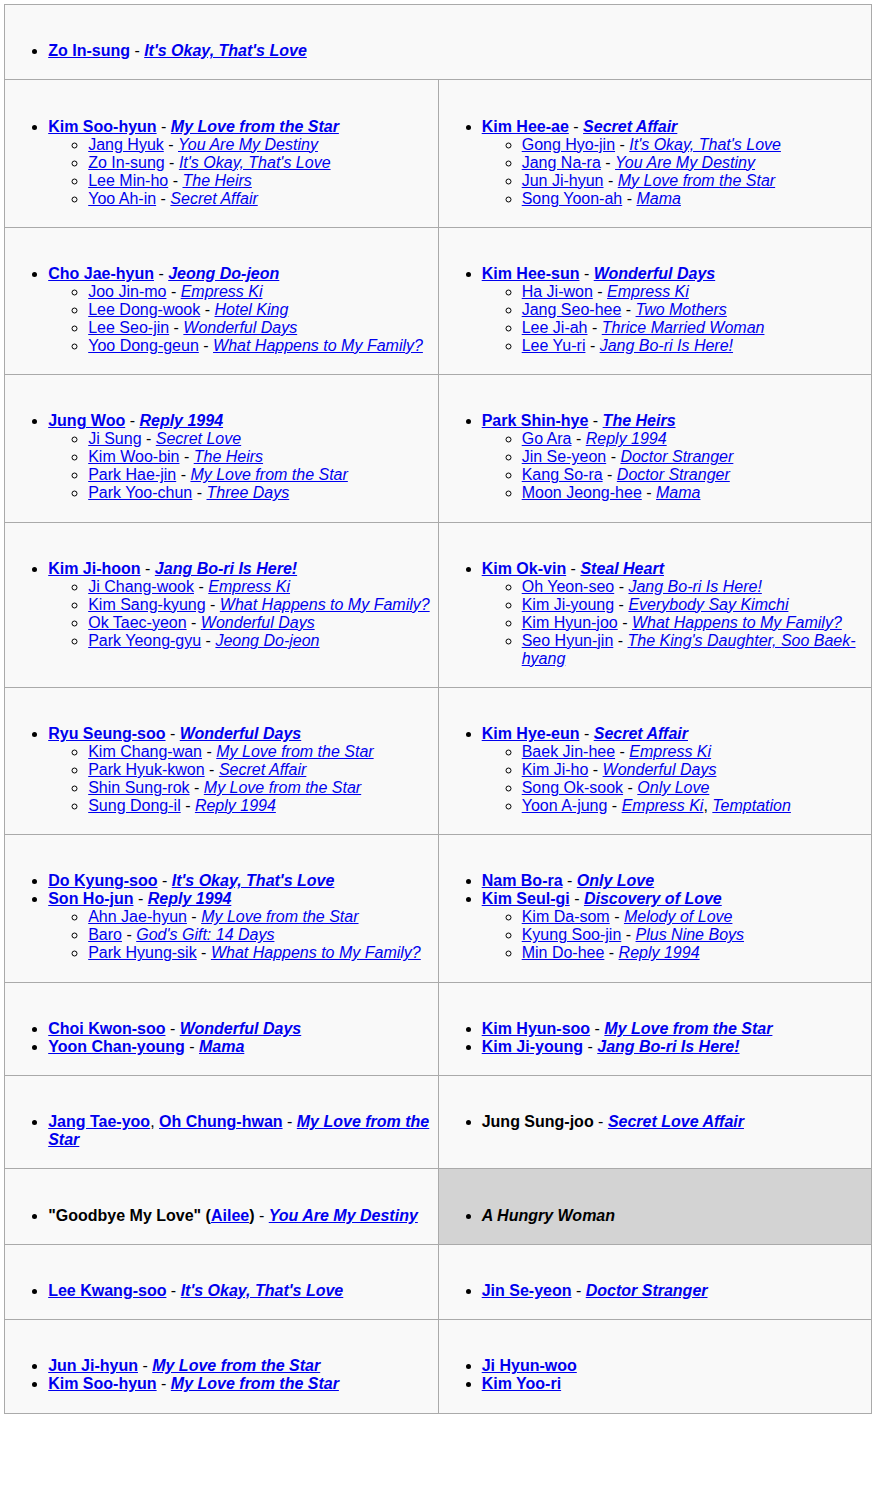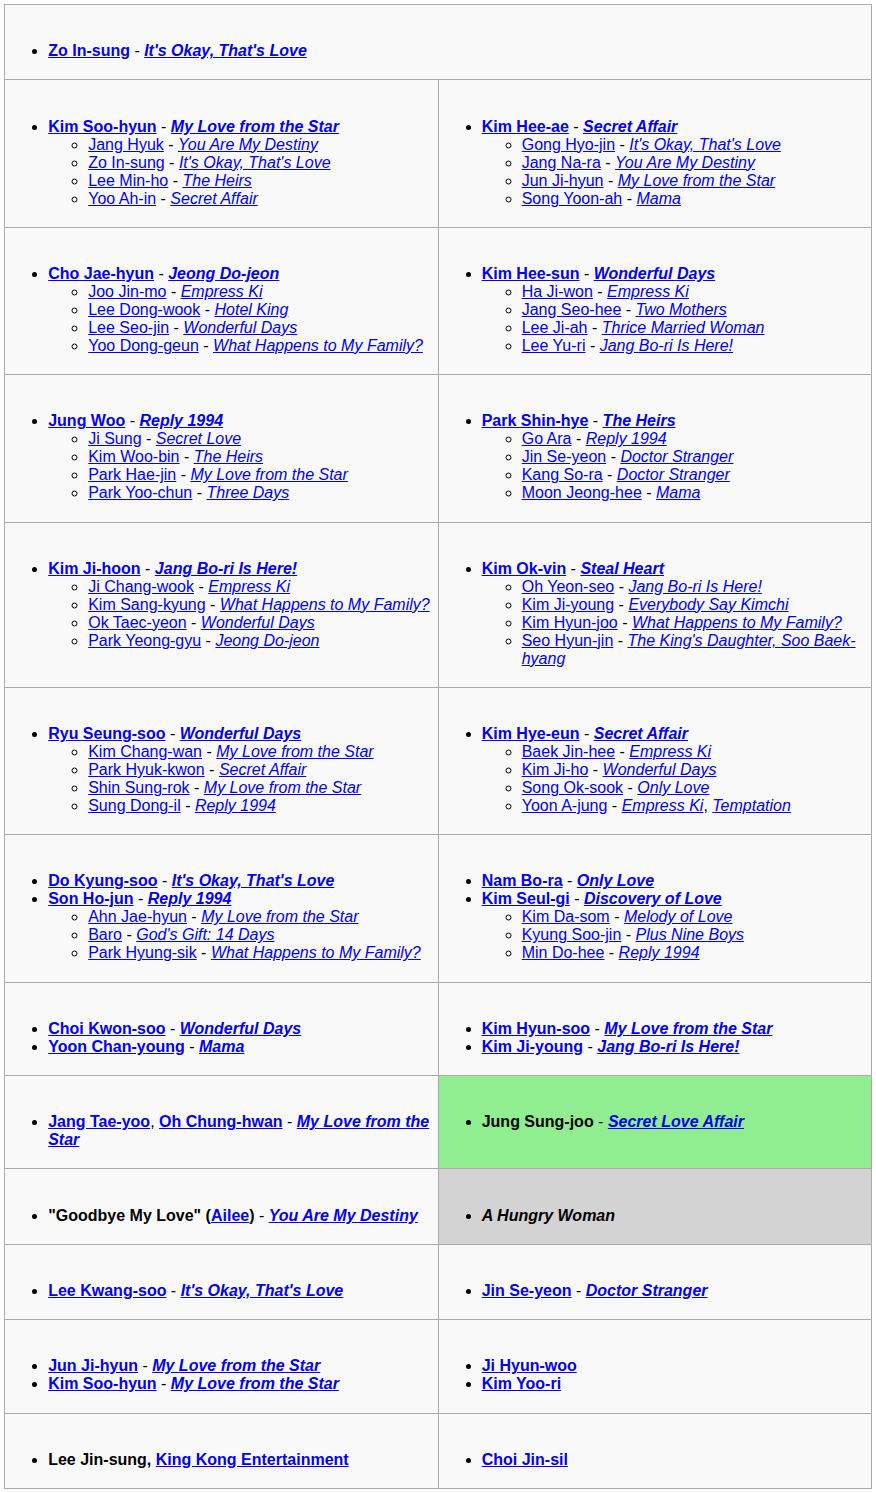(655, 1122) no background -> (655, 1122) lightgreen background
+ row: (221, 1460)
